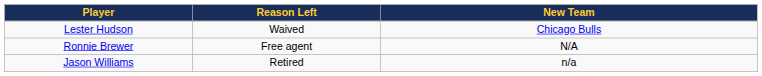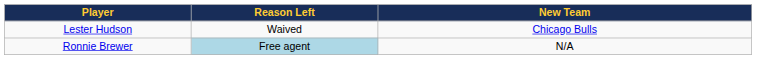(287, 46) no background -> (284, 46) lightblue background
- row: (98, 63)
